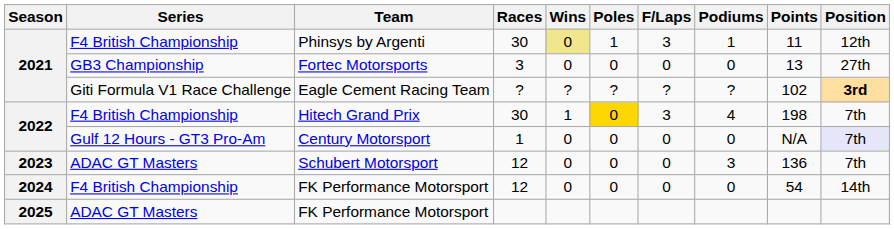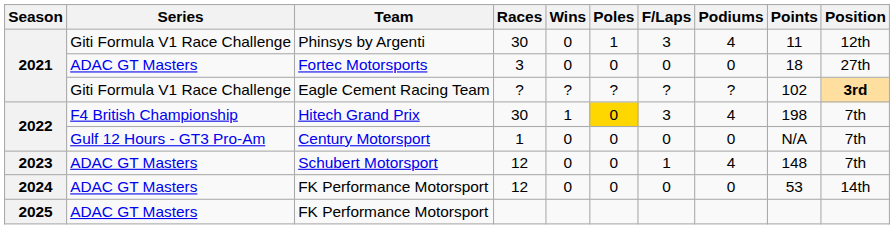(154, 41) F4 British Championship -> (181, 41) Giti Formula V1 Race Challenge
(568, 41) khaki background -> (568, 41) no background
(731, 41) 1 -> (731, 41) 4
(137, 66) GB3 Championship -> (134, 66) ADAC GT Masters
(794, 66) 13 -> (794, 66) 18
(855, 139) lavender background -> (855, 139) no background
(666, 163) 0 -> (666, 163) 1
(731, 163) 3 -> (731, 163) 4
(794, 163) 136 -> (794, 163) 148
(154, 187) F4 British Championship -> (134, 187) ADAC GT Masters
(794, 187) 54 -> (794, 187) 53
